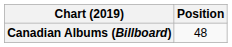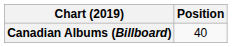(201, 33) 48 -> (201, 33) 40
